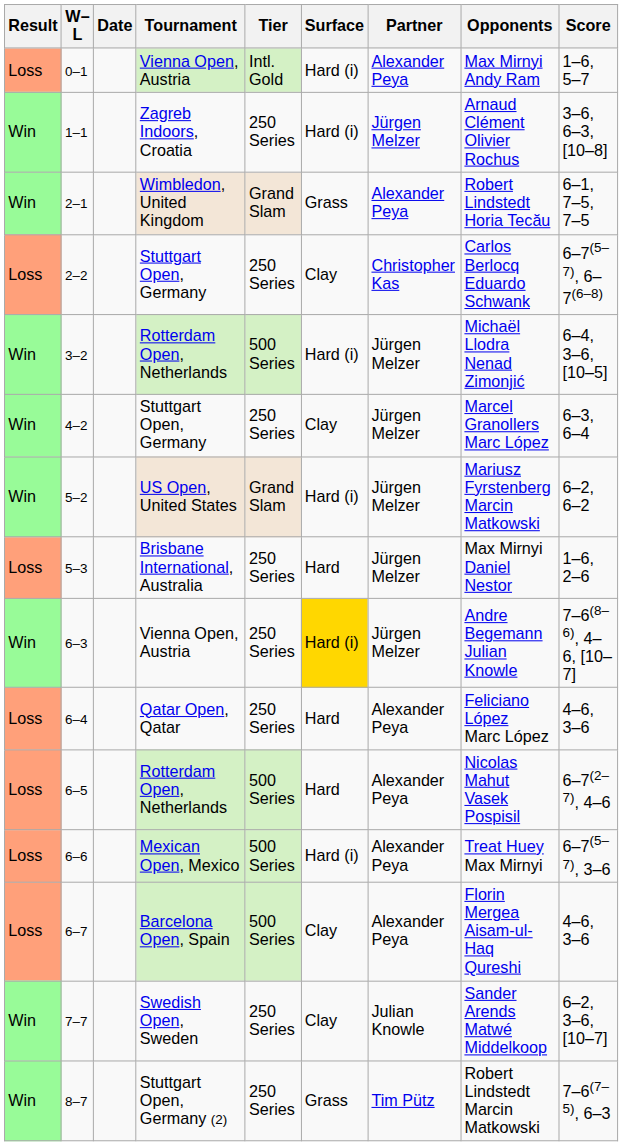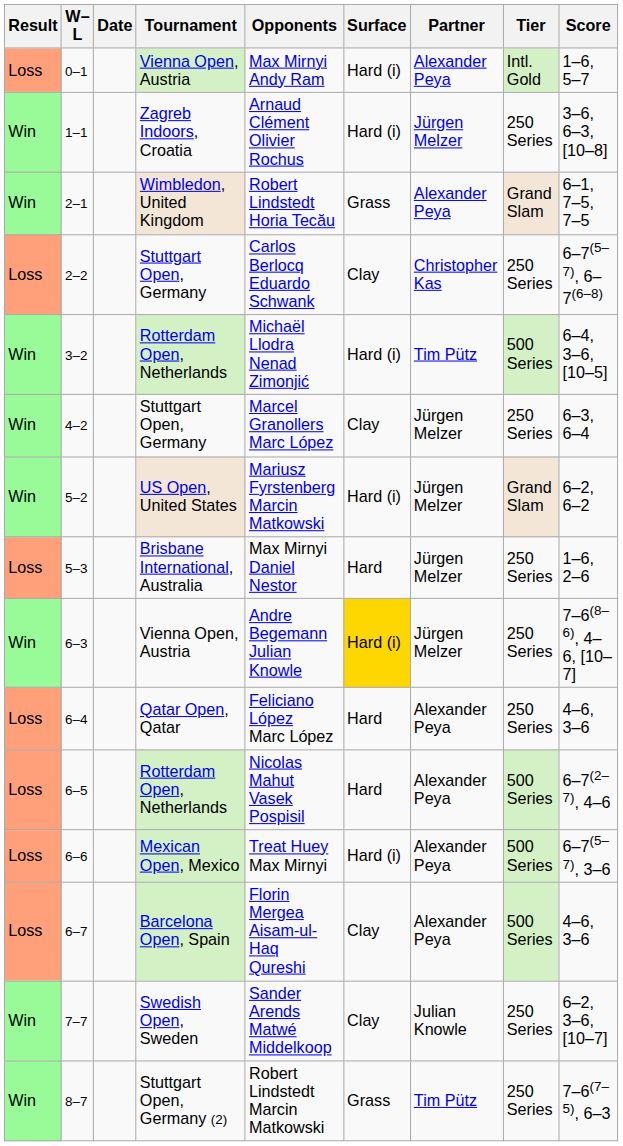columns swapped: (273, 26) <-> (510, 26)
(396, 354) Jürgen Melzer -> (445, 354) Tim Pütz
